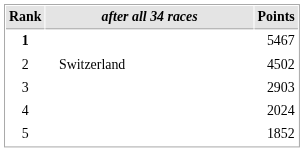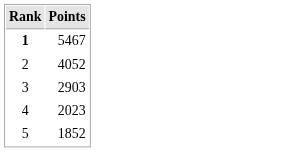- column: (150, 17)
(281, 64) 4502 -> (72, 64) 4052
(281, 111) 2024 -> (72, 111) 2023
